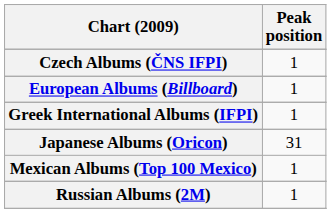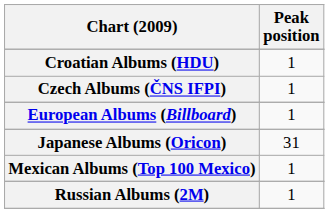+ row: (132, 62)
- row: (133, 115)
